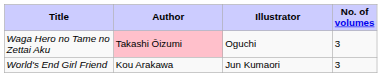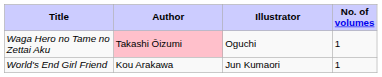(338, 44) 3 -> (338, 44) 1
(338, 65) 3 -> (338, 65) 1
